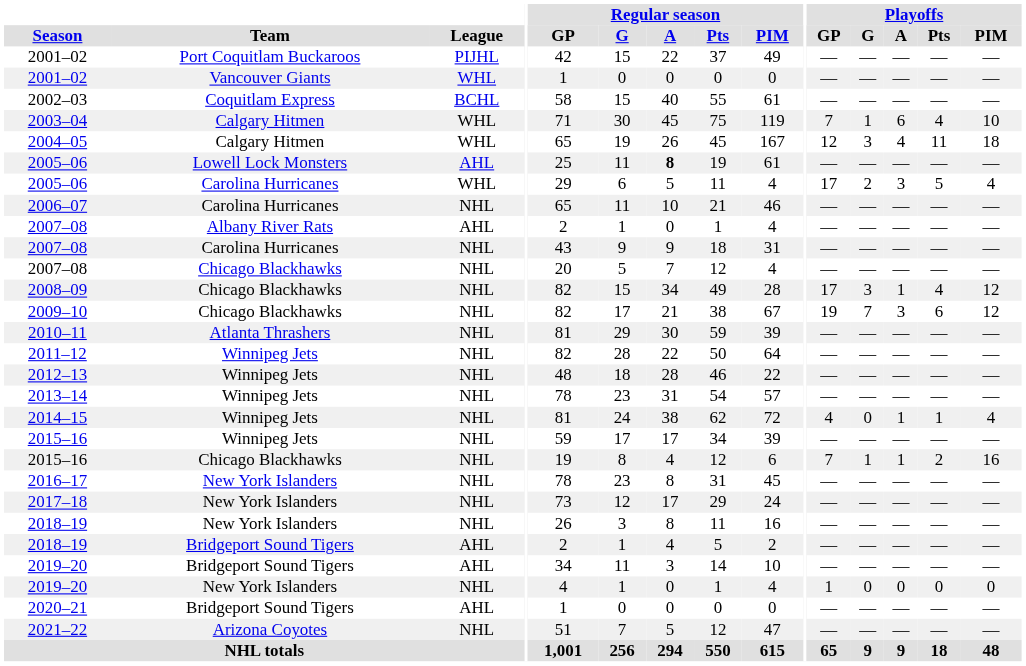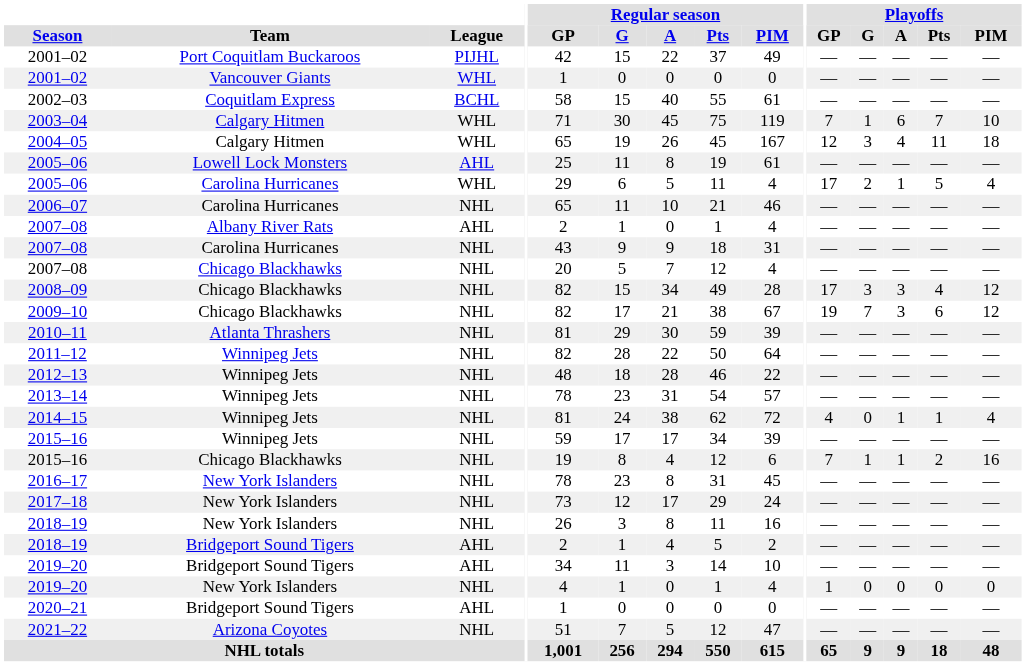(939, 120) 4 -> (939, 120) 7
(670, 162) bold -> (670, 162) normal
(901, 184) 3 -> (901, 184) 1
(901, 290) 1 -> (901, 290) 3
